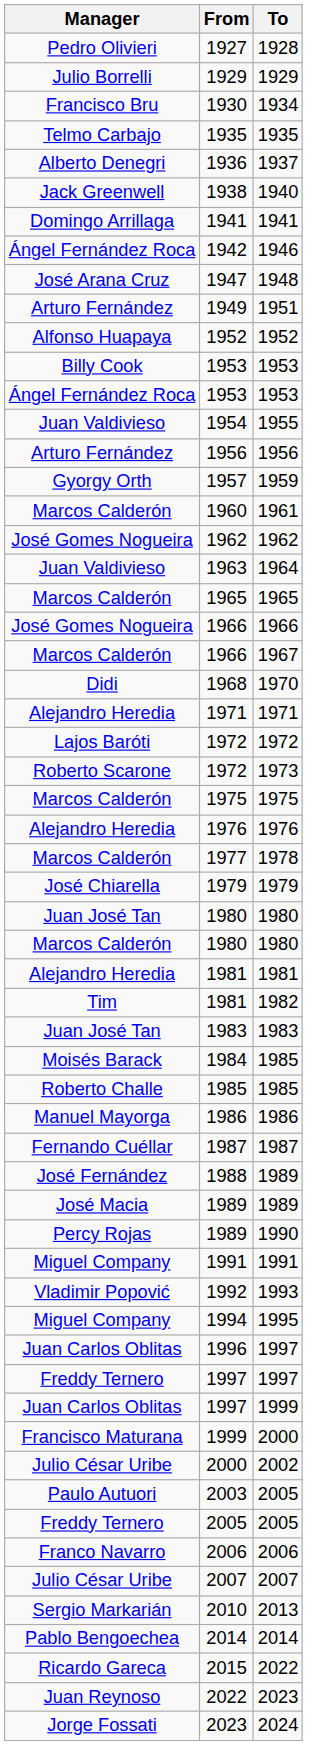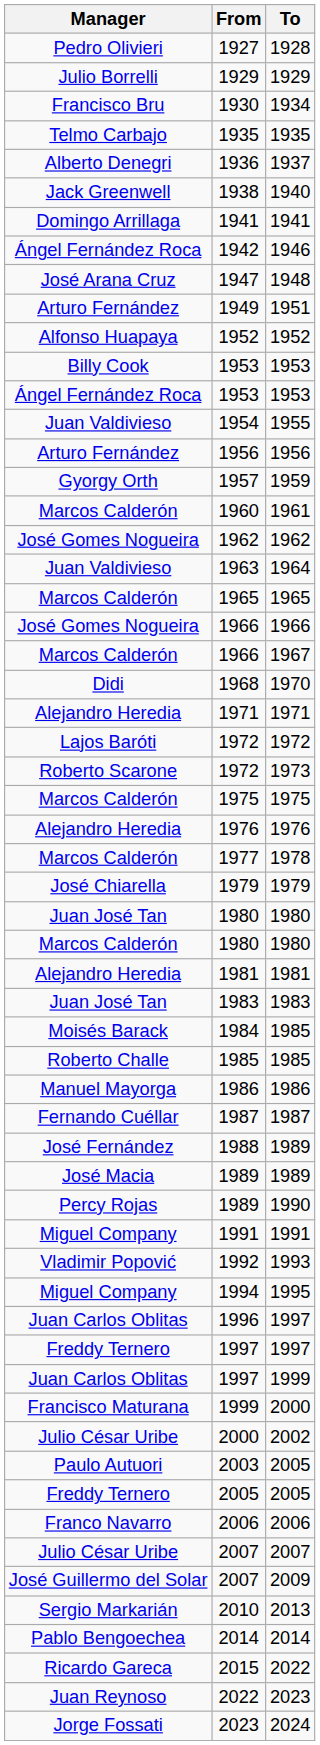- row: (102, 1002)
+ row: (108, 1581)
